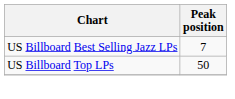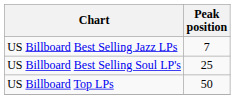+ row: (94, 65)
